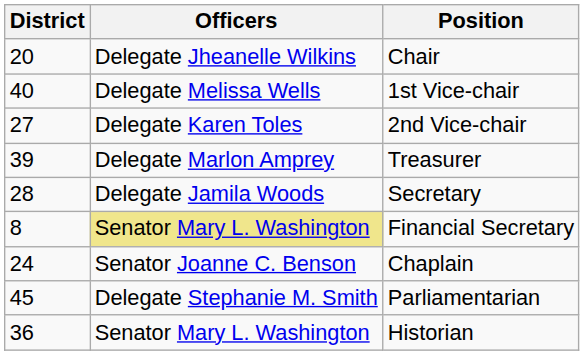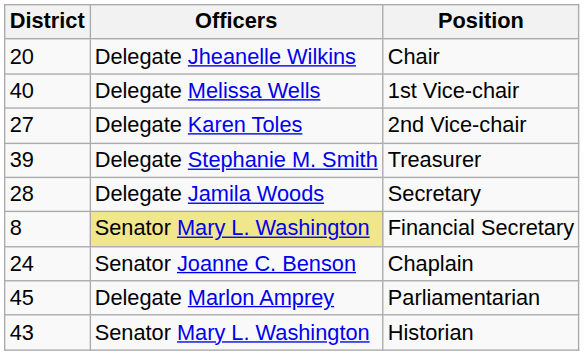(214, 159) Delegate Marlon Amprey -> (236, 159) Delegate Stephanie M. Smith
(236, 297) Delegate Stephanie M. Smith -> (214, 297) Delegate Marlon Amprey
(22, 332) 36 -> (22, 332) 43
